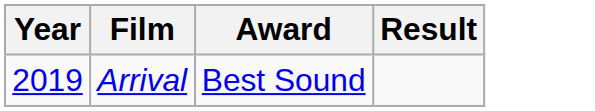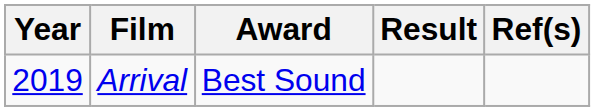+ column: (536, 29)
